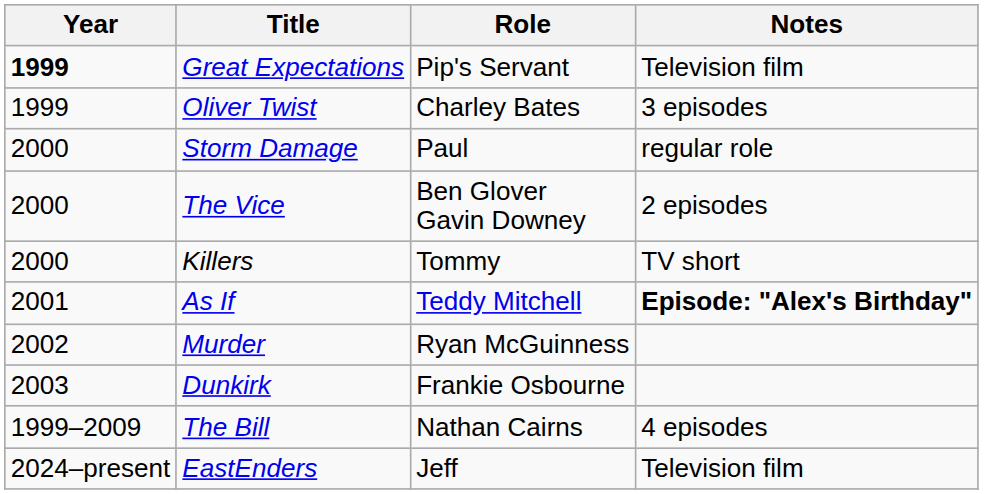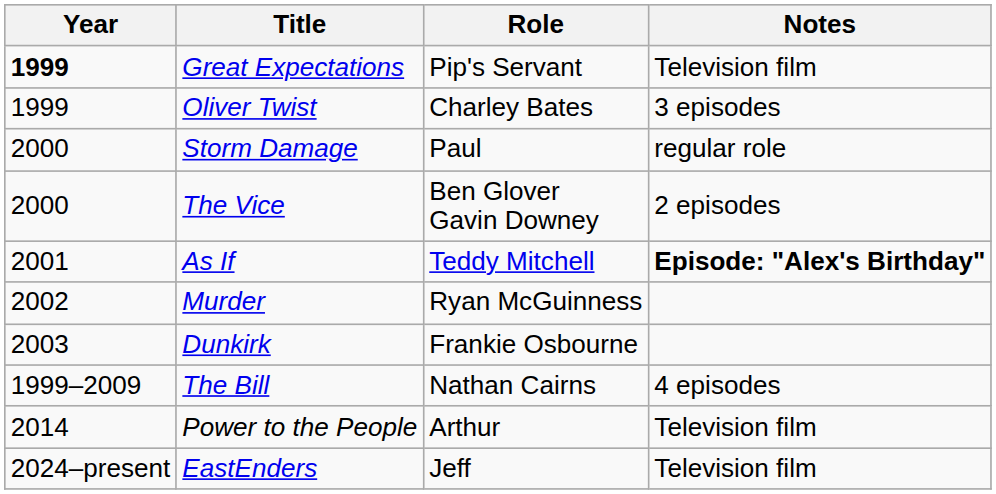- row: (218, 261)
+ row: (300, 426)
